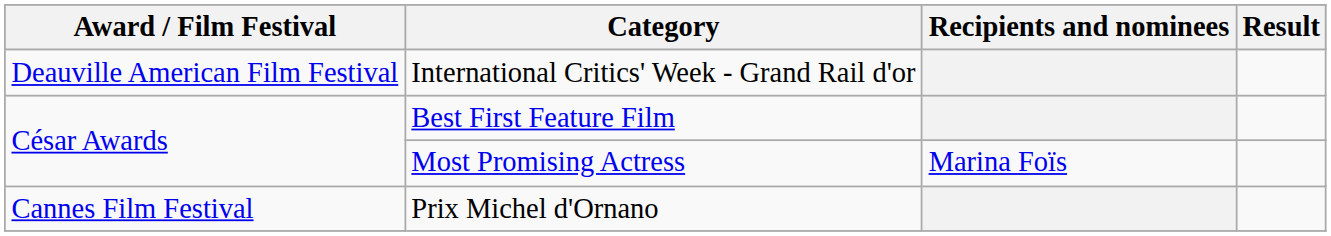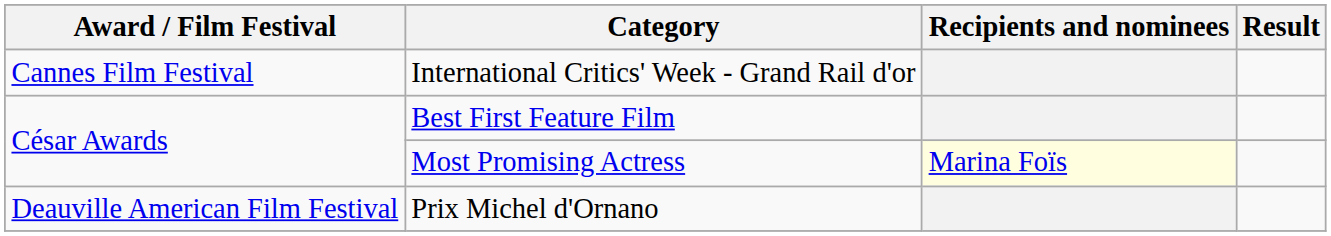(205, 72) Deauville American Film Festival -> (132, 72) Cannes Film Festival
(998, 162) no background -> (998, 162) lightyellow background
(132, 207) Cannes Film Festival -> (205, 207) Deauville American Film Festival
